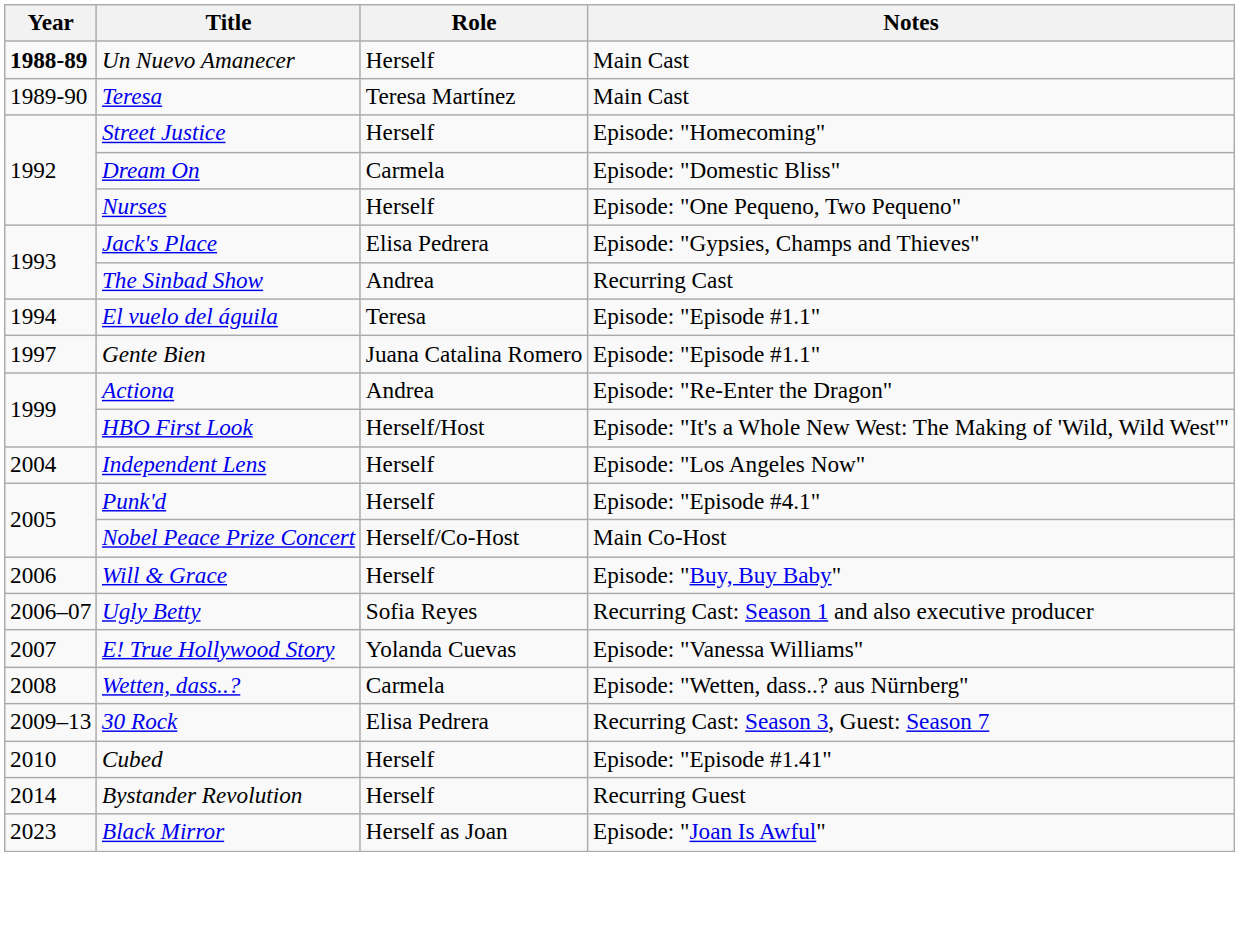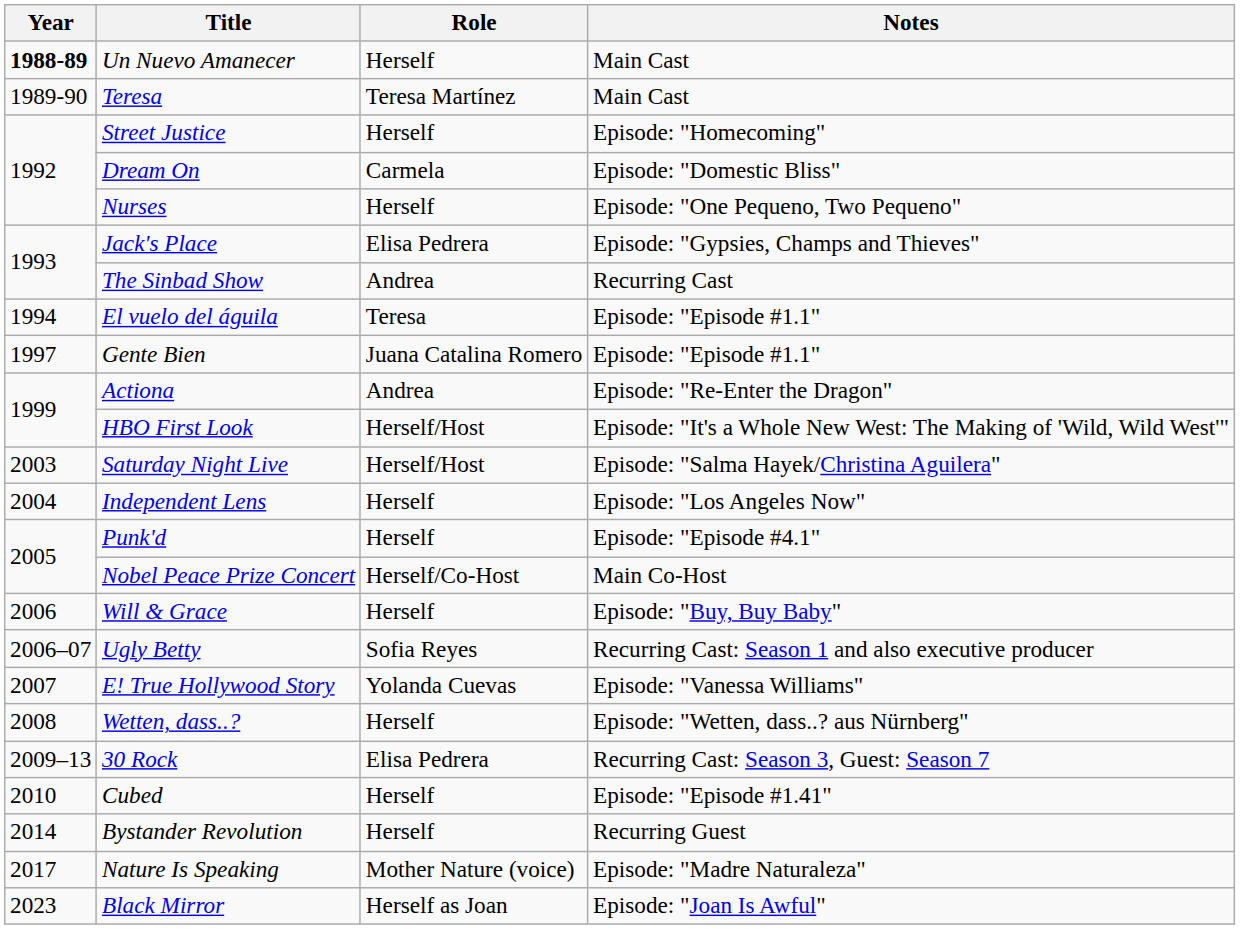+ row: (195, 464)
(405, 685) Carmela -> (400, 721) Herself
+ row: (190, 869)
